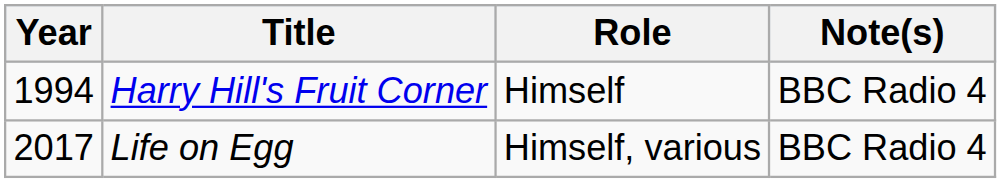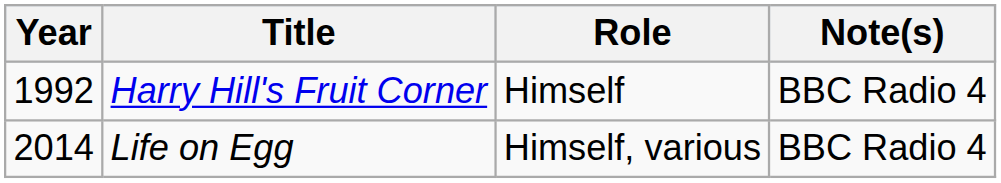(54, 90) 1994 -> (54, 90) 1992
(54, 147) 2017 -> (54, 147) 2014
